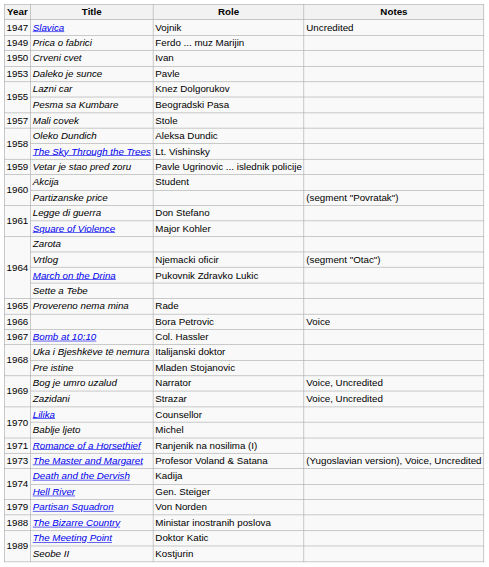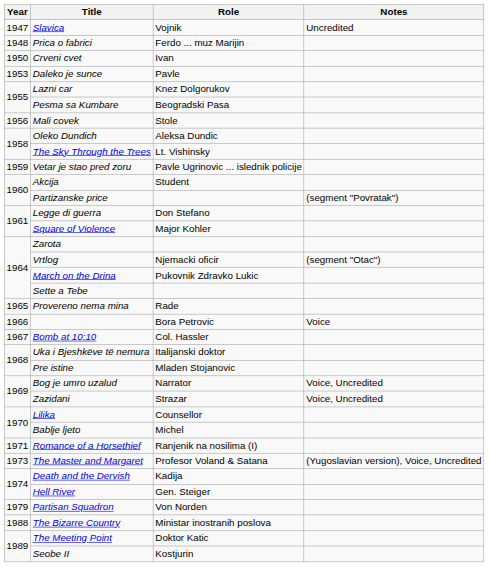(17, 43) 1949 -> (17, 43) 1948
(17, 120) 1957 -> (17, 120) 1956
